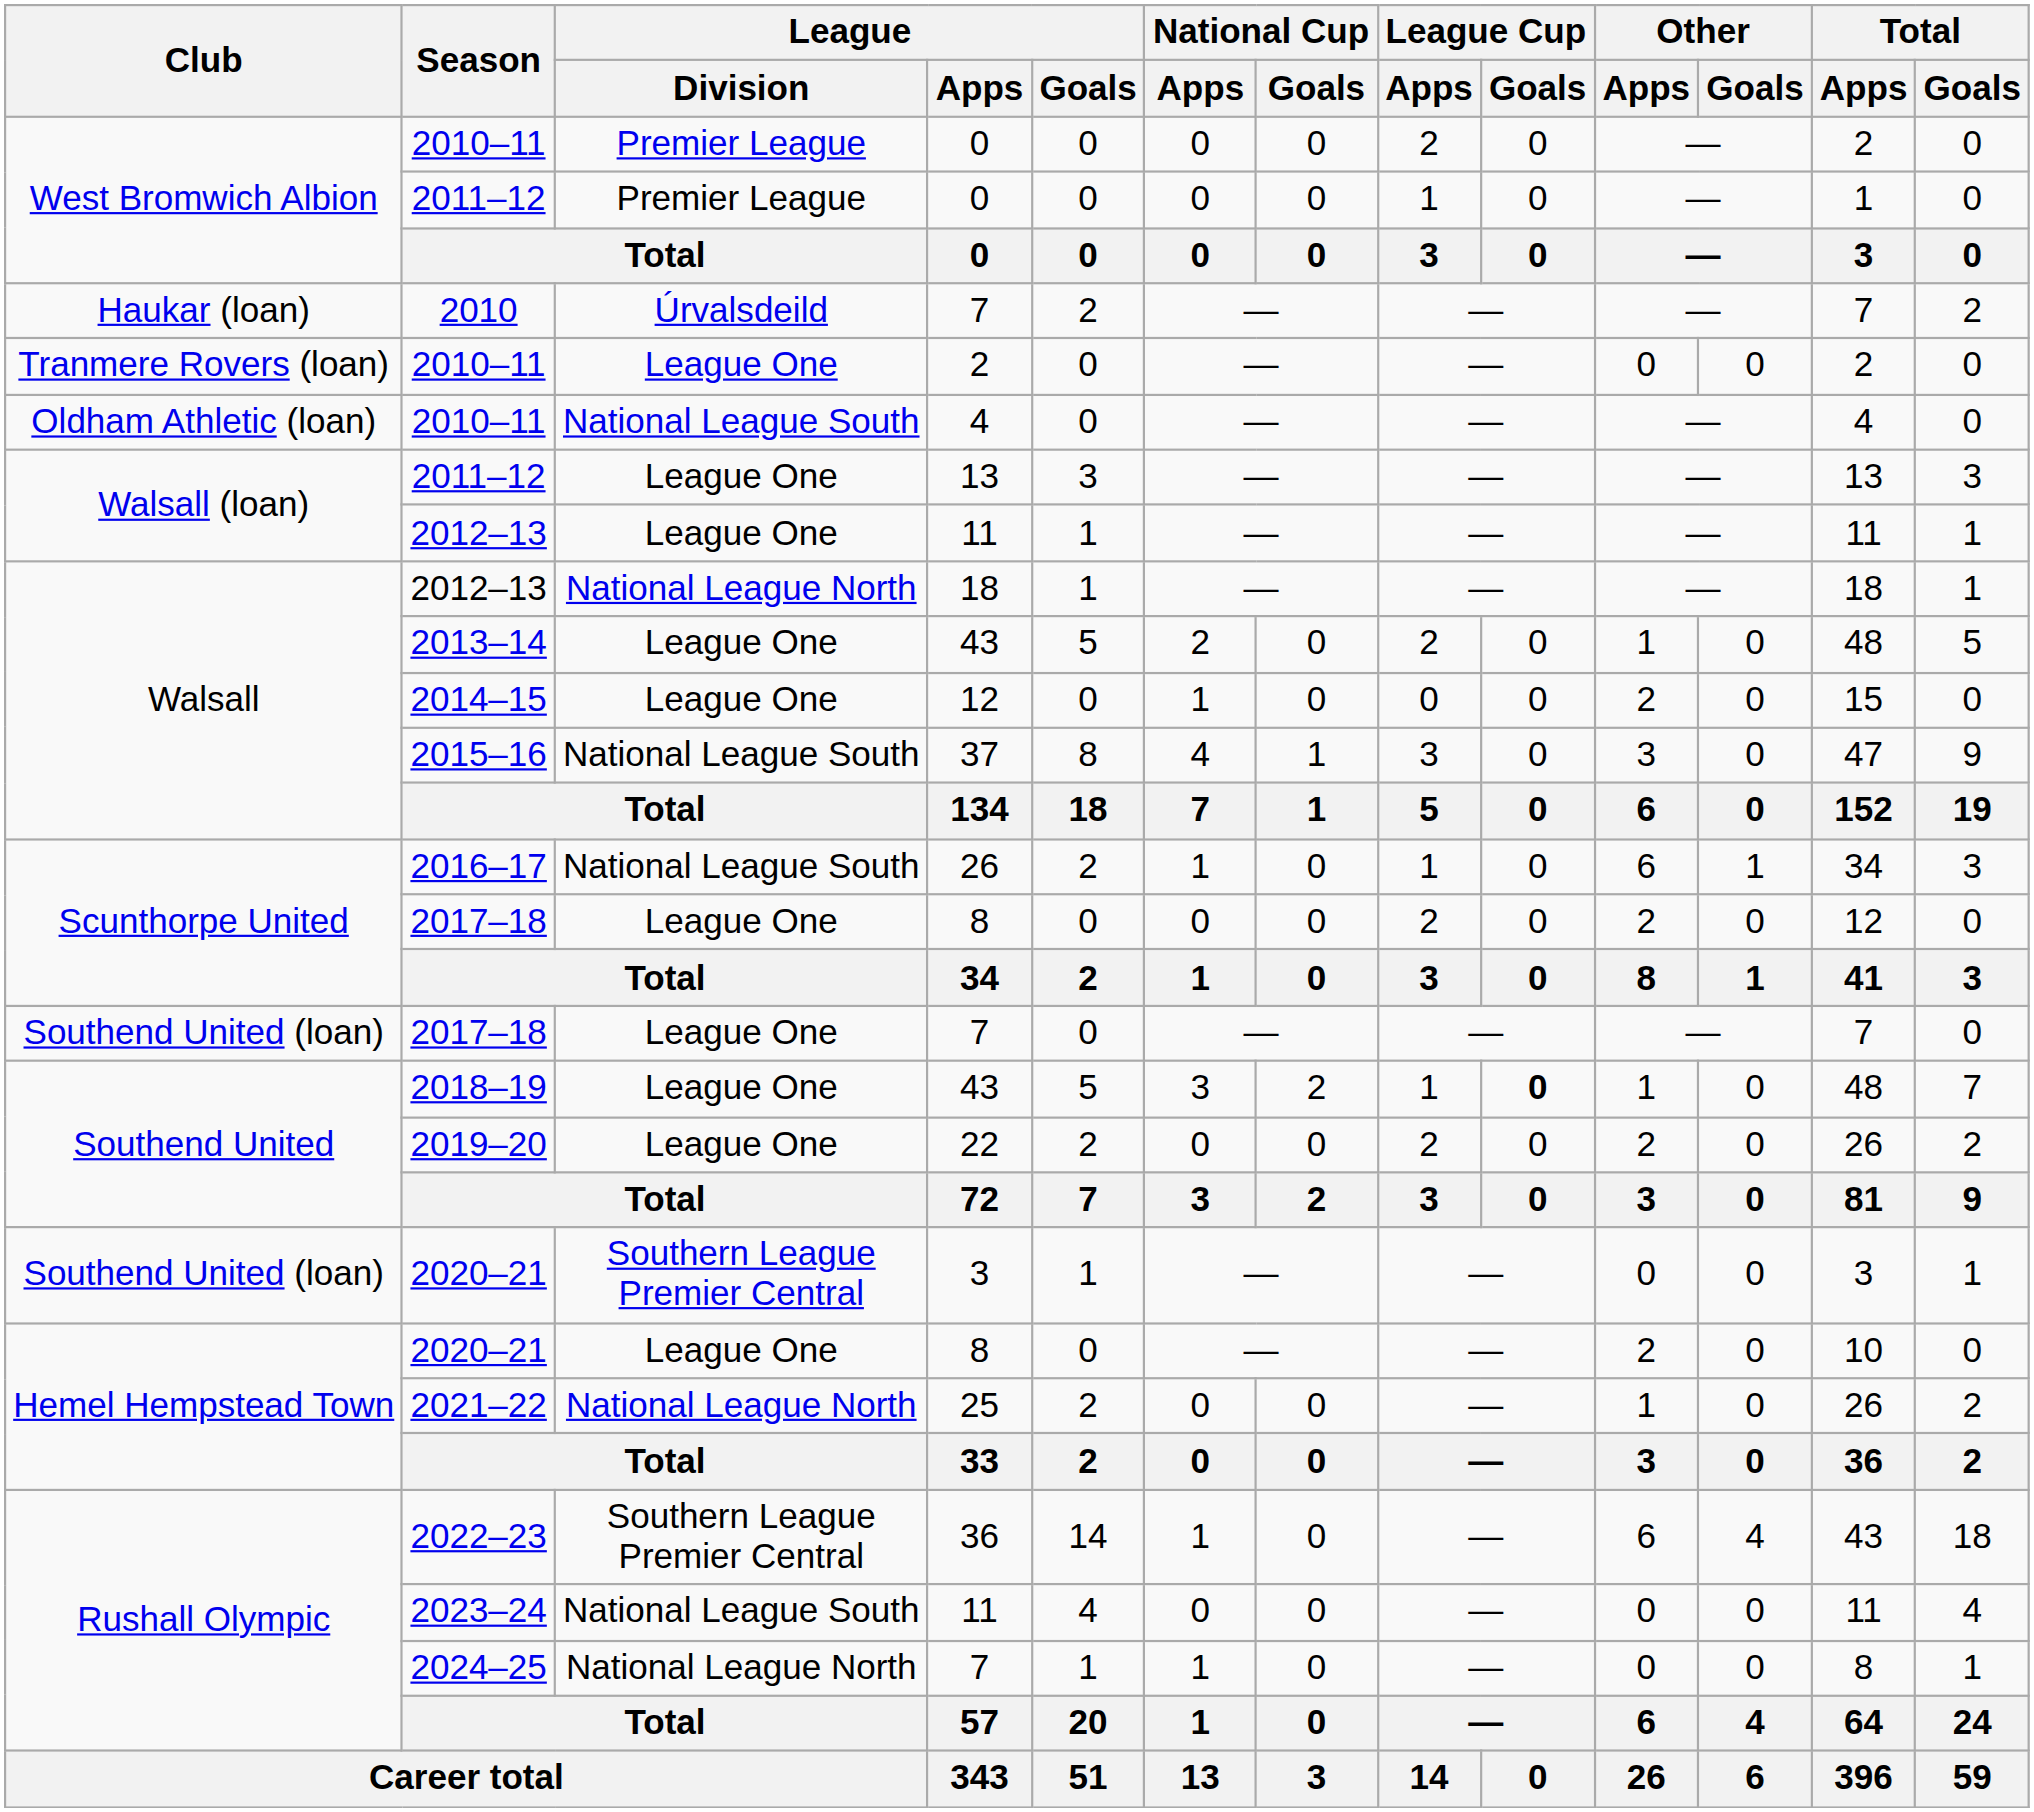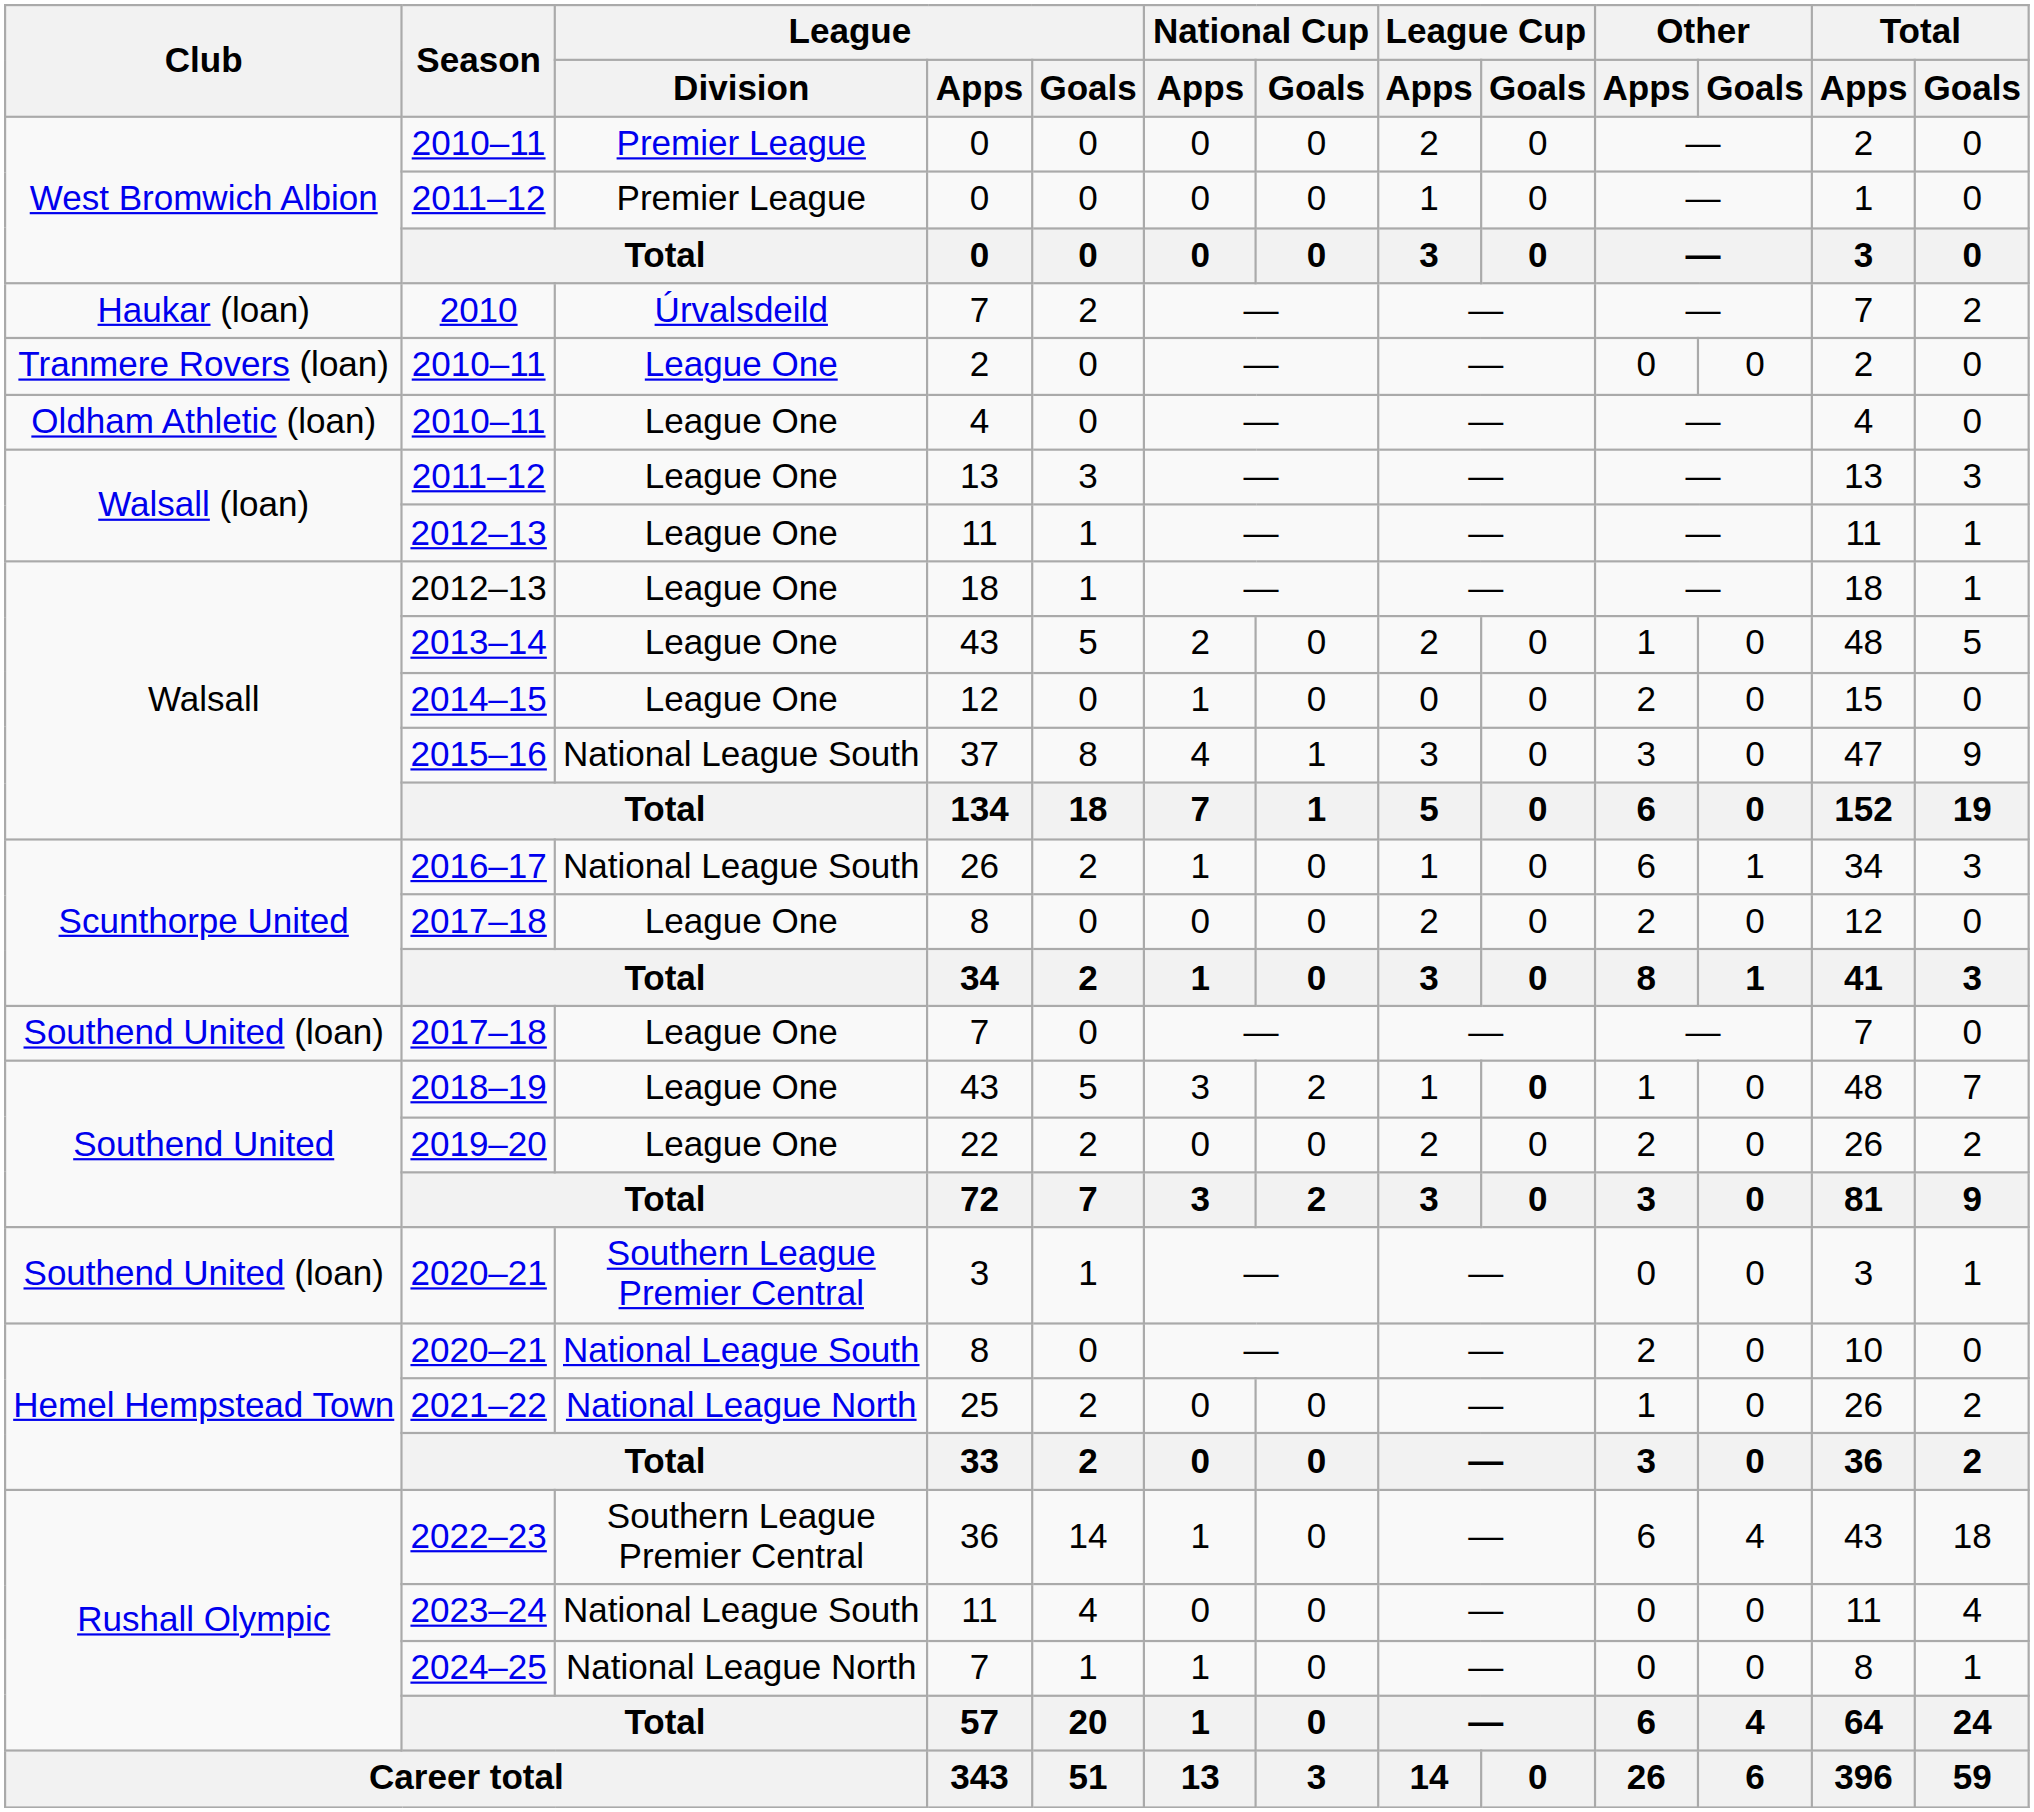(741, 421) National League South -> (741, 421) League One
(741, 587) National League North -> (741, 587) League One
(741, 1349) League One -> (741, 1349) National League South
